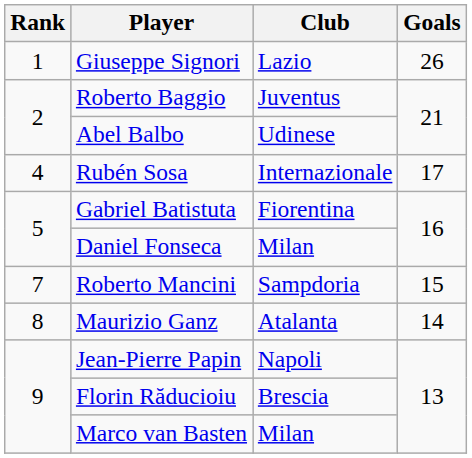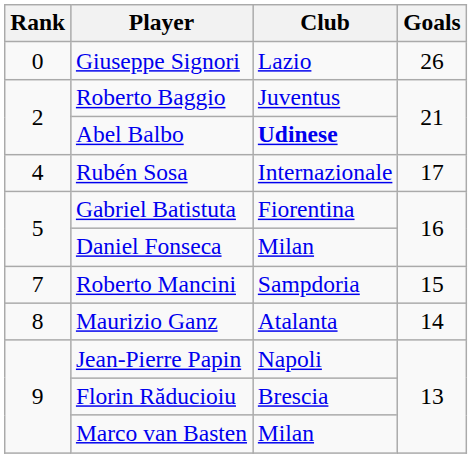(38, 60) 1 -> (38, 60) 0
(296, 135) normal -> (298, 135) bold
